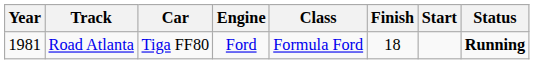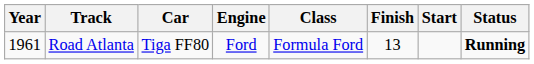(25, 45) 1981 -> (25, 45) 1961
(392, 45) 18 -> (392, 45) 13
